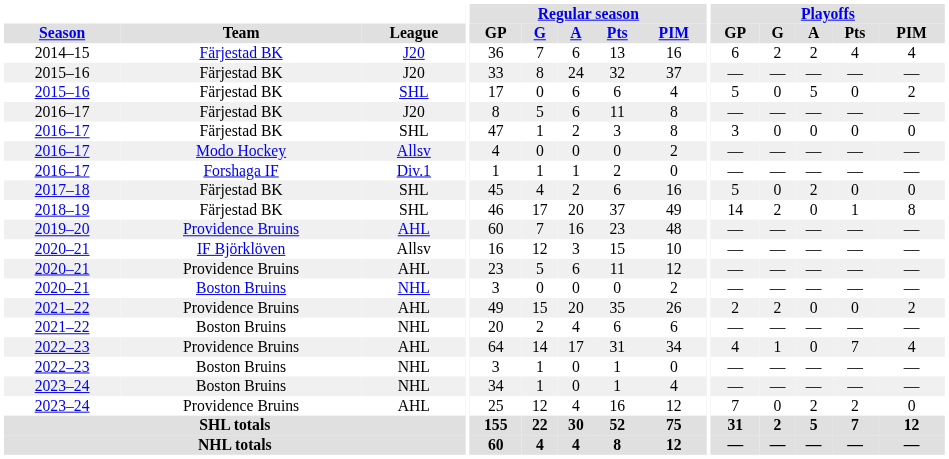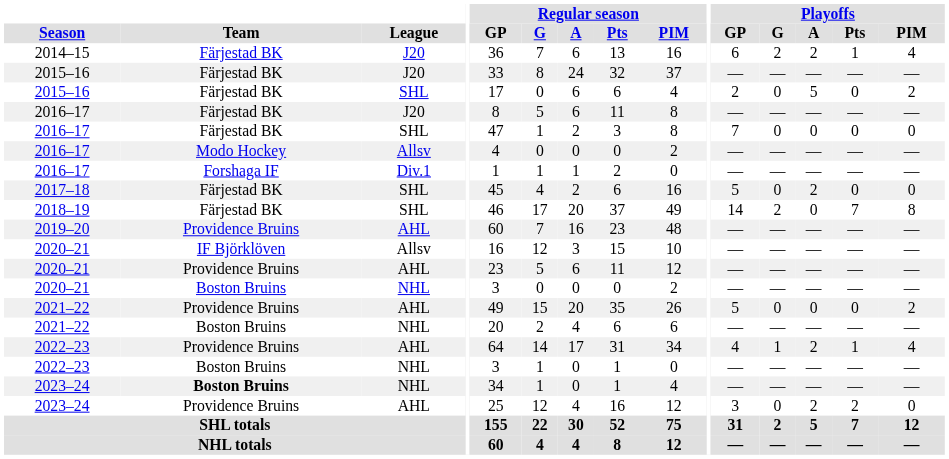(855, 53) 4 -> (855, 53) 1
(735, 92) 5 -> (735, 92) 2
(735, 131) 3 -> (735, 131) 7
(855, 209) 1 -> (855, 209) 7
(735, 307) 2 -> (735, 307) 5
(778, 307) 2 -> (778, 307) 0
(814, 347) 0 -> (814, 347) 2
(855, 347) 7 -> (855, 347) 1
(241, 386) normal -> (241, 386) bold
(735, 405) 7 -> (735, 405) 3
